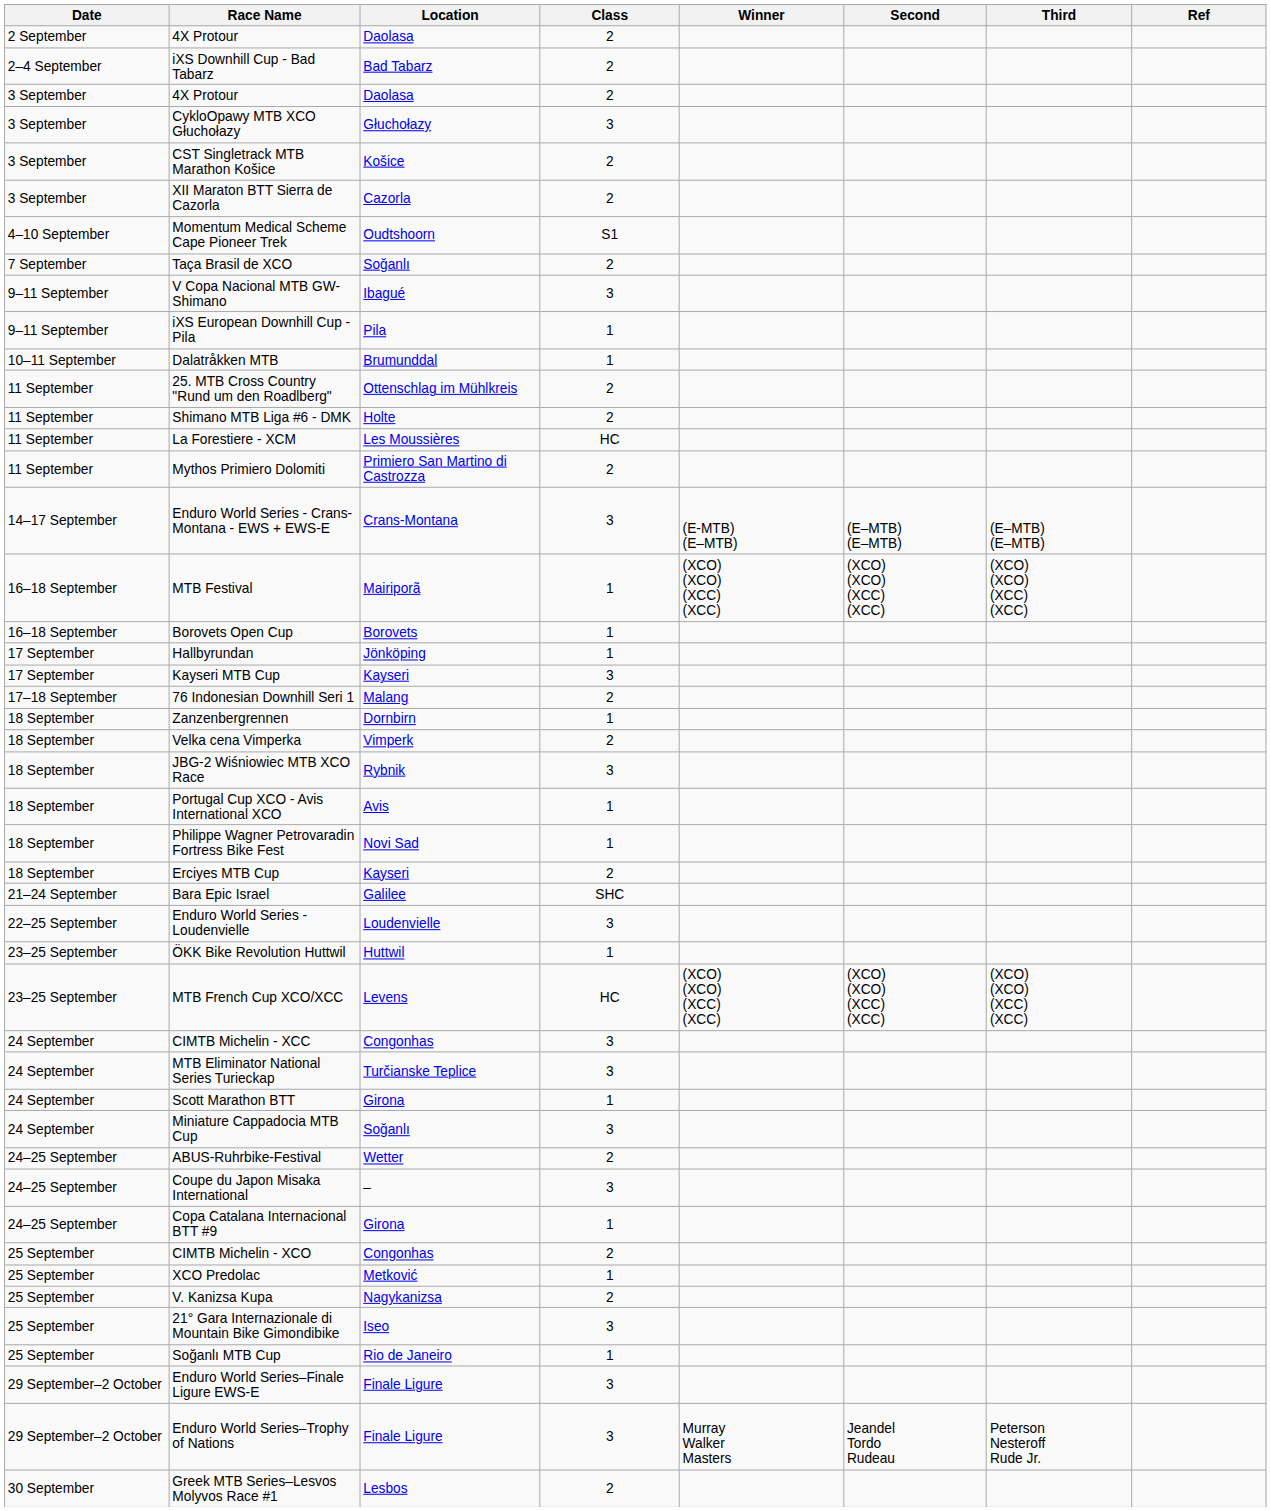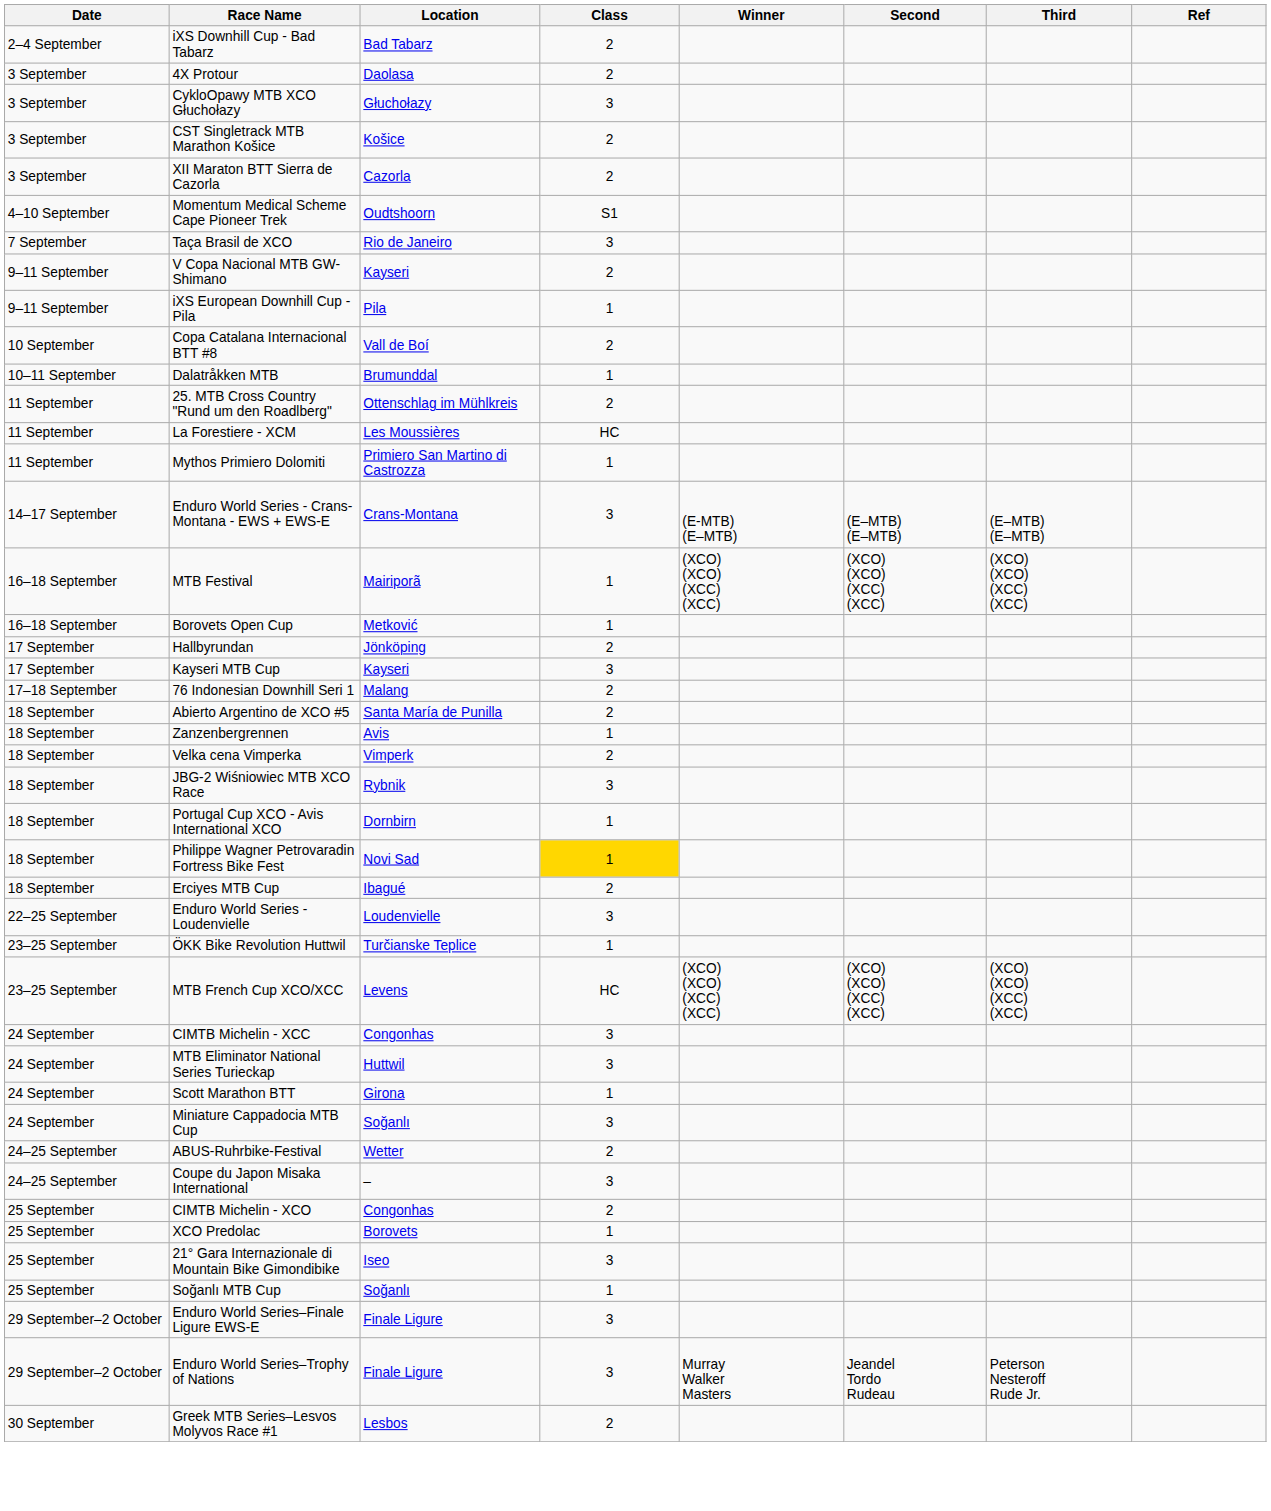- row: (47, 37)
(387, 264) Soğanlı -> (408, 242) Rio de Janeiro
(610, 264) 2 -> (609, 242) 3
(384, 293) Ibagué -> (386, 271) Kayseri
(610, 293) 3 -> (609, 271) 2
+ row: (51, 345)
- row: (50, 418)
(610, 468) 2 -> (609, 462) 1
(390, 632) Borovets -> (390, 625) Metković
(610, 654) 1 -> (609, 647) 2
+ row: (51, 712)
(390, 719) Dornbirn -> (376, 734) Avis
(376, 806) Avis -> (390, 821) Dornbirn
(610, 843) no background -> (609, 858) gold background
(386, 872) Kayseri -> (384, 887) Ibagué
- row: (62, 894)
(384, 952) Huttwil -> (420, 946) Turčianske Teplice
(420, 1070) Turčianske Teplice -> (384, 1064) Huttwil
- row: (62, 1224)
(390, 1275) Metković -> (390, 1232) Borovets
- row: (51, 1297)
(408, 1355) Rio de Janeiro -> (387, 1290) Soğanlı
